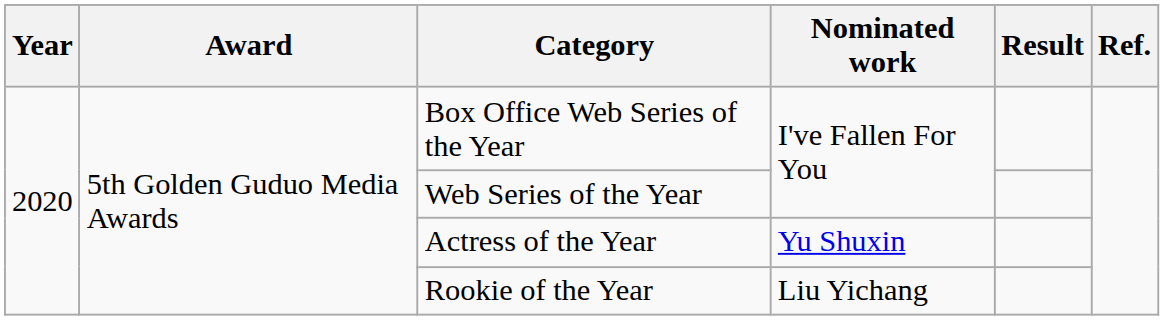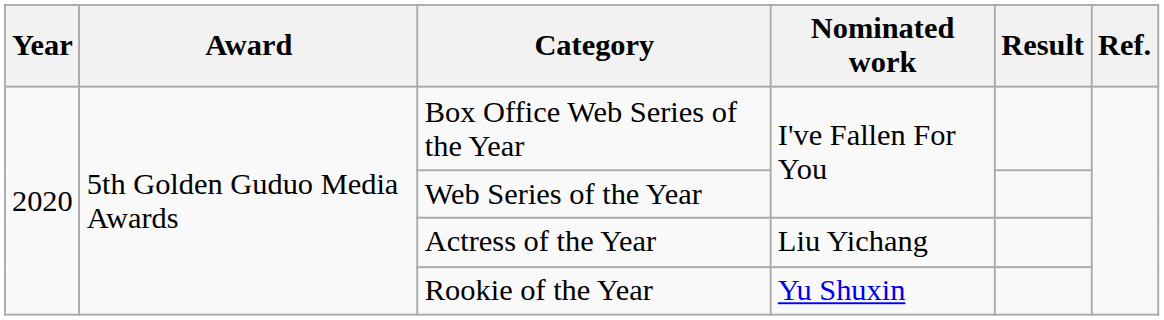(842, 241) Yu Shuxin -> (853, 241) Liu Yichang
(853, 289) Liu Yichang -> (842, 289) Yu Shuxin
